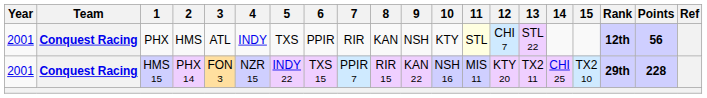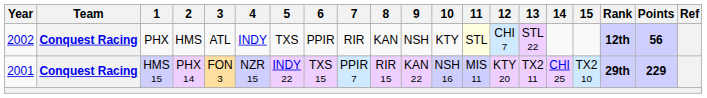(21, 40) 2001 -> (21, 40) 2002
(656, 72) 228 -> (656, 72) 229
